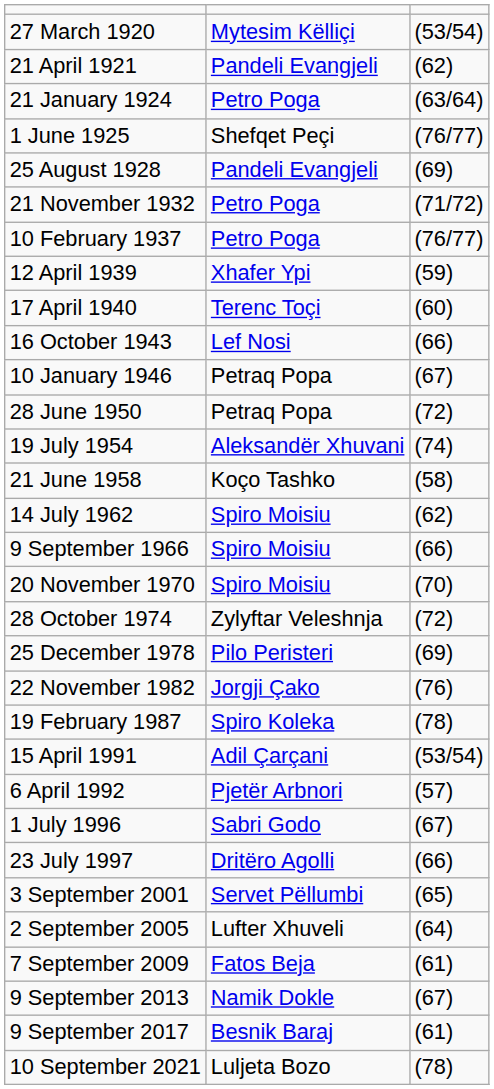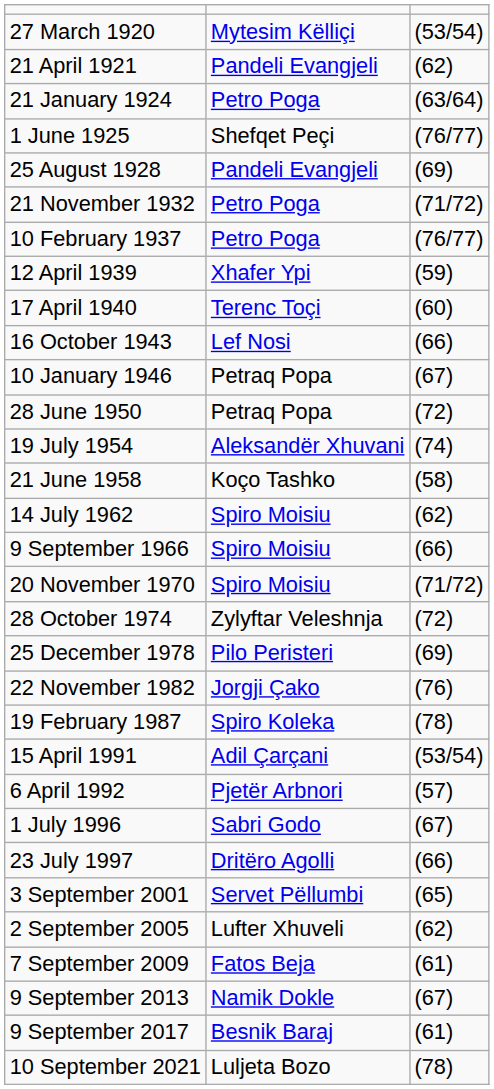(434, 583) (70) -> (449, 583) (71/72)
(434, 929) (64) -> (434, 929) (62)
